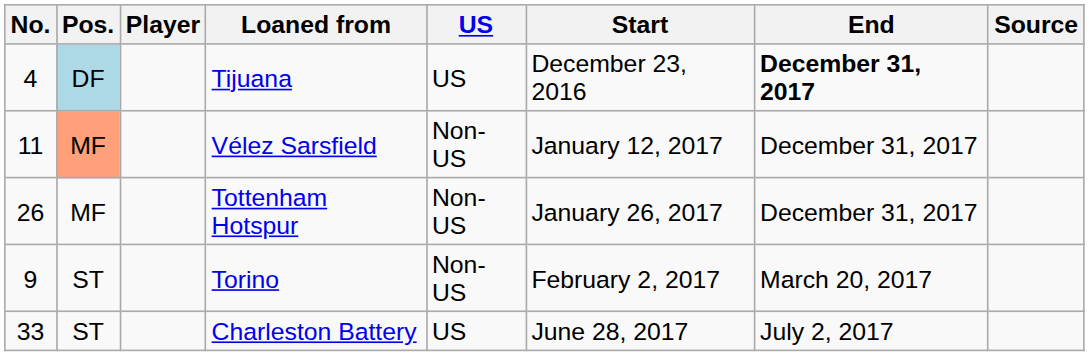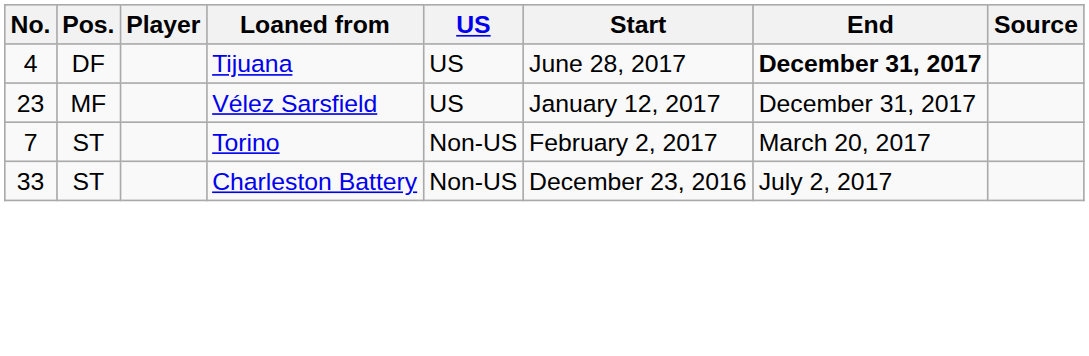(88, 78) lightblue background -> (88, 64) no background
(609, 78) December 23, 2016 -> (608, 64) June 28, 2017
(31, 145) 11 -> (31, 103) 23
(88, 145) lightsalmon background -> (88, 103) no background
(459, 145) Non-US -> (446, 103) US
- row: (269, 212)
(31, 278) 9 -> (31, 142) 7
(449, 332) US -> (473, 182) Non-US
(610, 332) June 28, 2017 -> (638, 182) December 23, 2016
